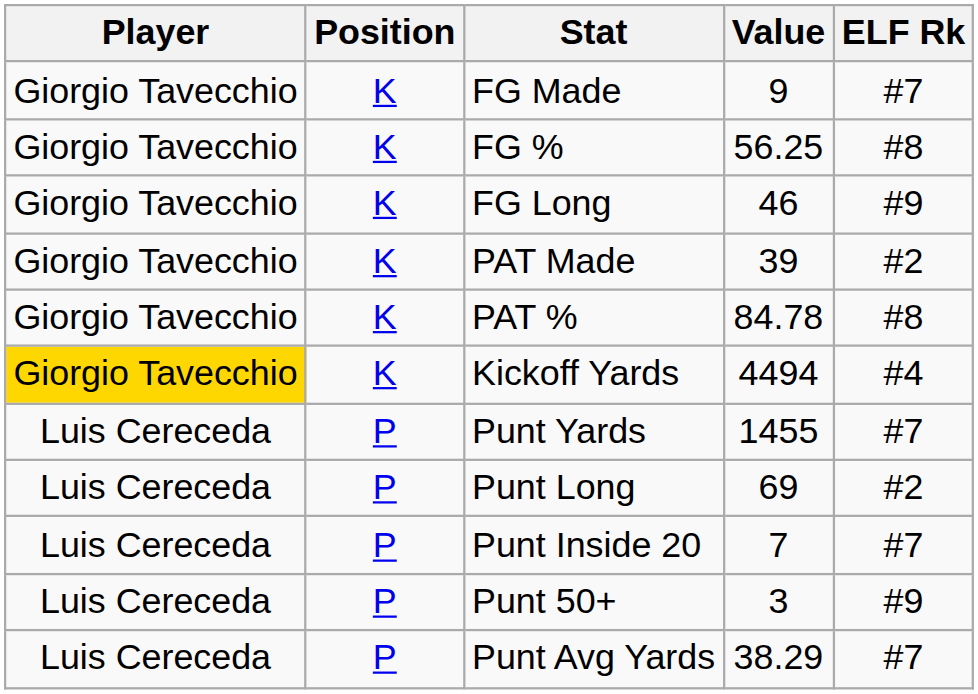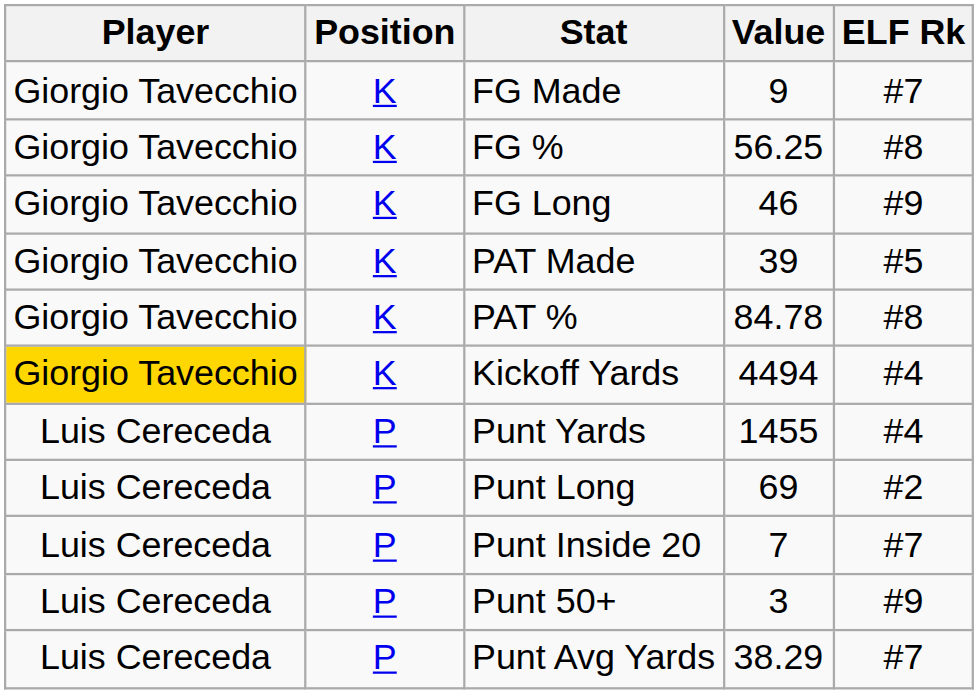(904, 260) #2 -> (904, 260) #5
(904, 430) #7 -> (904, 430) #4
